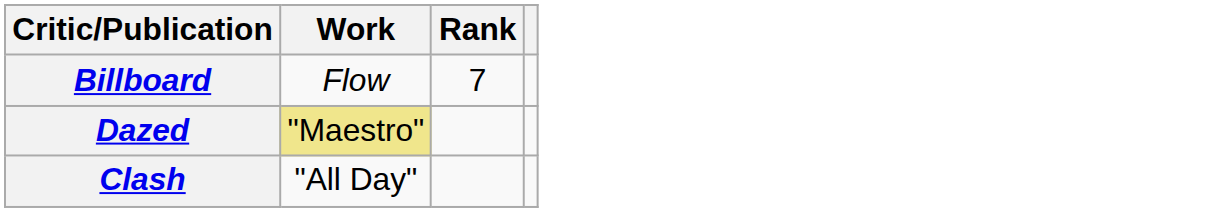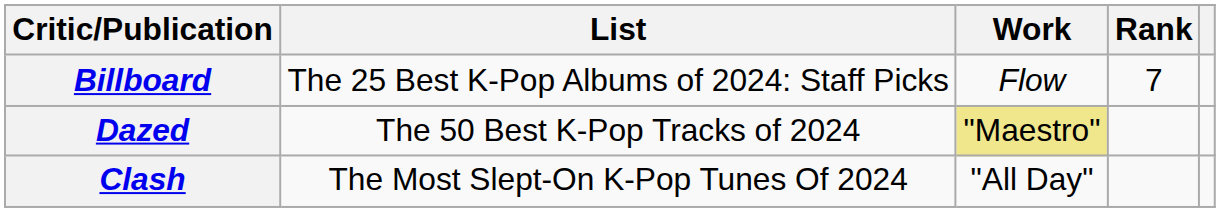+ column: (618, 29)
